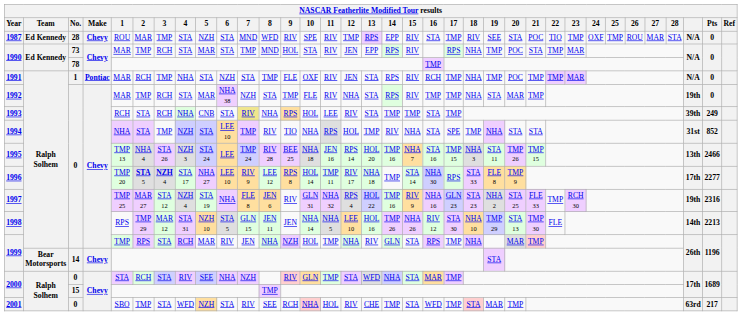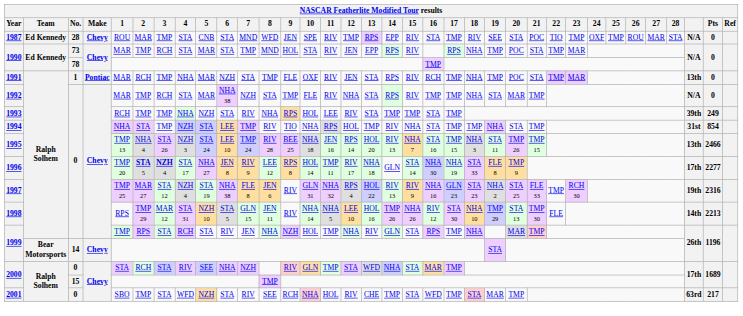(206, 37) NZH -> (206, 37) CNB
(290, 37) RIV -> (290, 37) JEN
(206, 77) STA -> (206, 77) MAR
(536, 77) TMP -> (537, 77) STA
(693, 77) N/A -> (694, 77) 13th
(693, 95) 19th -> (694, 95) N/A
(143, 113) STA -> (143, 113) TMP
(164, 113) RCH -> (164, 113) TMP
(206, 113) CNB -> (206, 113) NZH
(248, 113) khaki background -> (248, 113) no background
(227, 131) LEE 10 -> (227, 127) LEE
(454, 131) SPE -> (454, 127) TMP
(536, 131) STA -> (537, 127) TMP
(712, 131) 852 -> (713, 127) 854
(227, 154) LEE -> (227, 144) LEE 10
(392, 154) TMP 16 -> (392, 144) RIV 13
(227, 177) LEE 10 -> (227, 167) JEN 8
(392, 177) TMP -> (392, 168) GLN
(454, 177) RPS -> (454, 167) NHA 19
(227, 200) NHA -> (227, 190) NHA 38
(392, 200) TMP 16 -> (392, 190) RIV 13
(290, 223) JEN -> (290, 213) RIV
(206, 241) MAR -> (206, 232) STA
